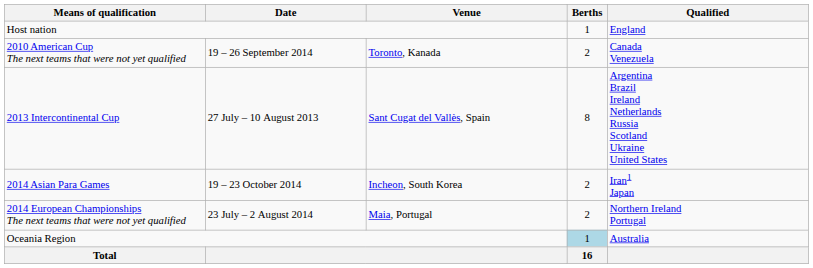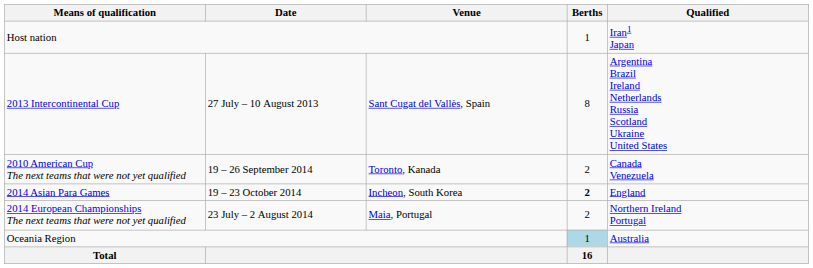(628, 30) England -> (622, 37) Iran1 Japan
rows swapped: (63, 118) <-> (96, 53)
(587, 184) normal -> (587, 192) bold
(622, 184) Iran1 Japan -> (628, 192) England
